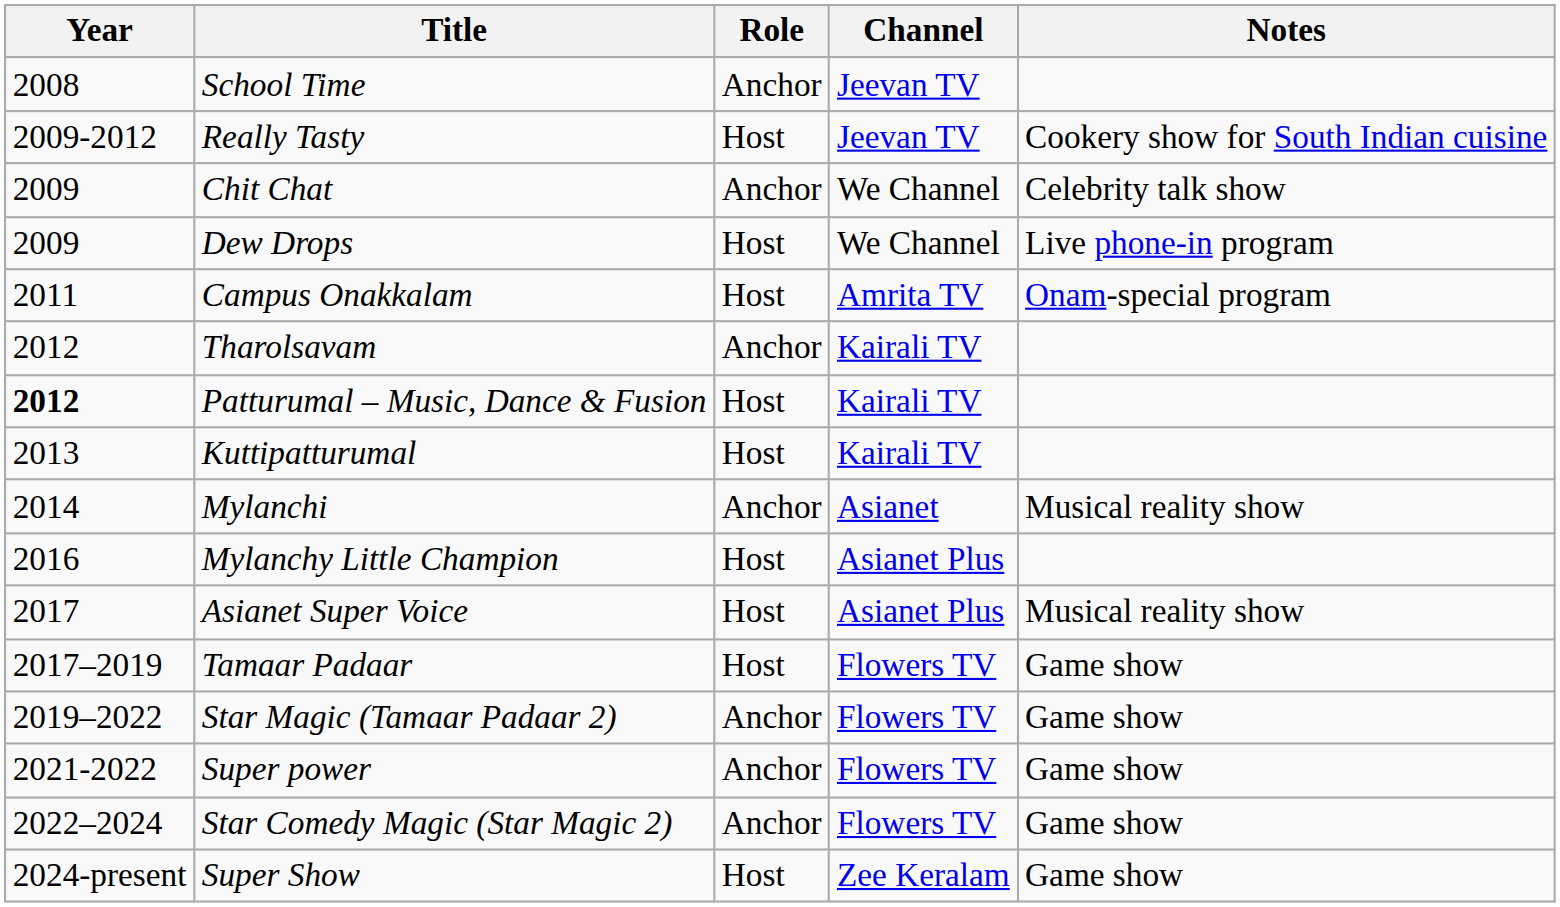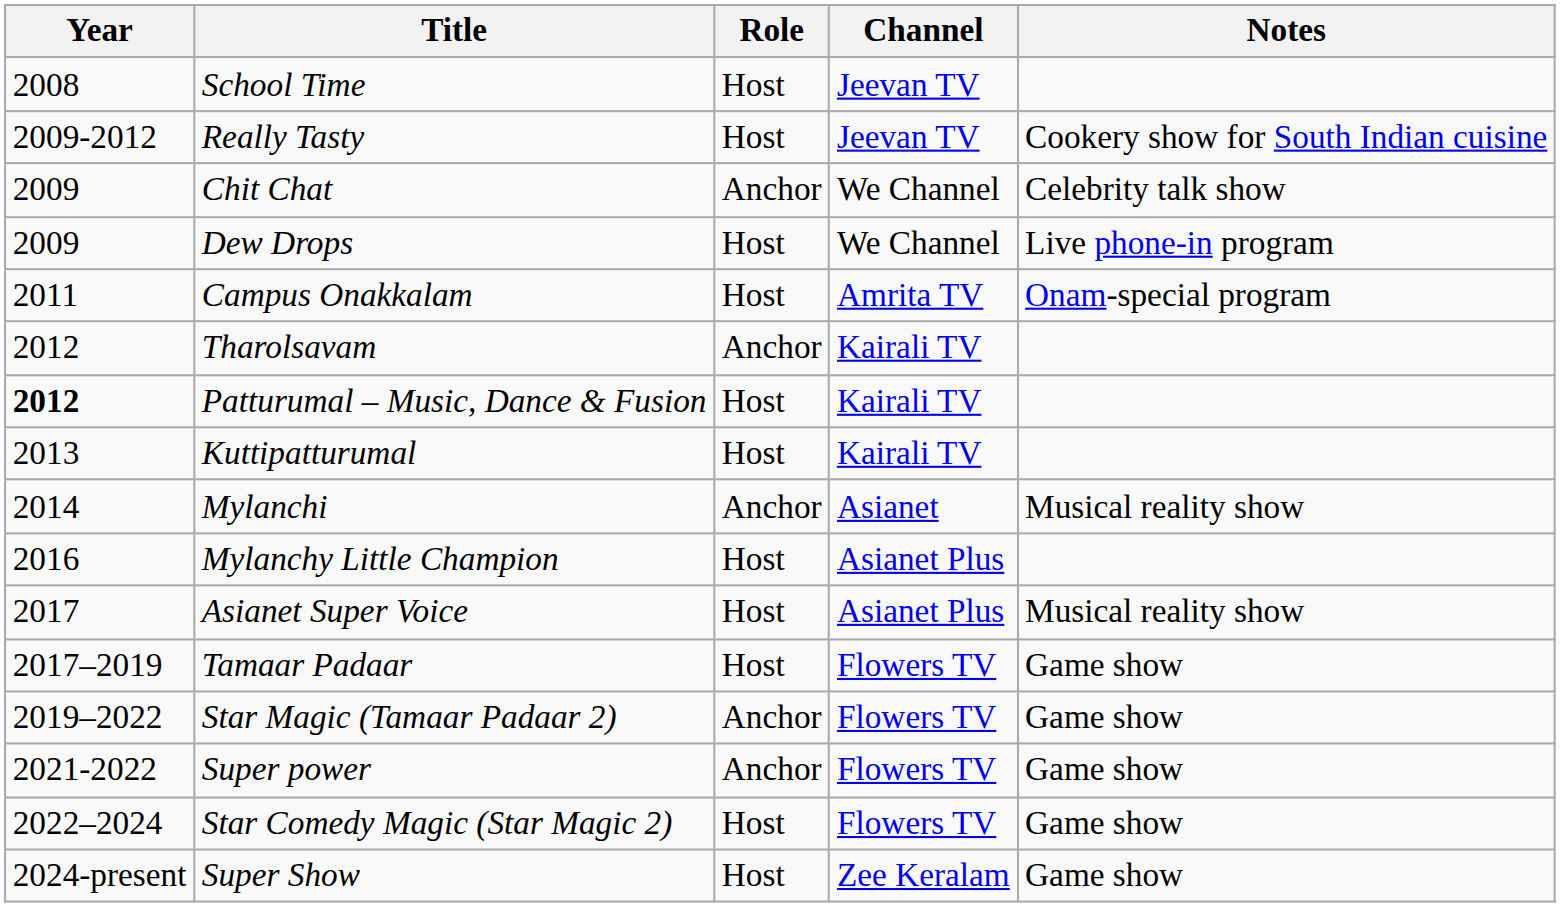(772, 83) Anchor -> (753, 83) Host
(772, 822) Anchor -> (753, 822) Host
